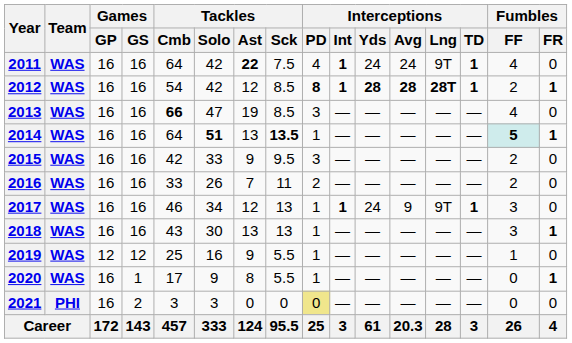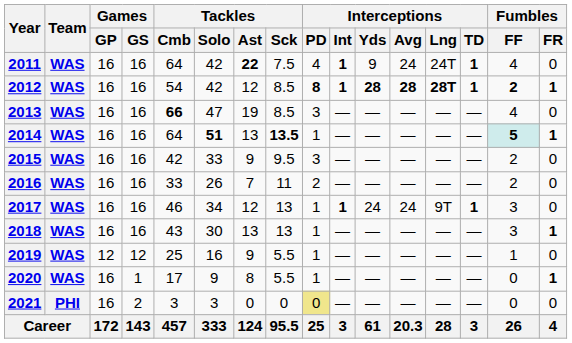(373, 64) 24 -> (373, 64) 9
(443, 64) 9T -> (443, 64) 24T
(514, 87) normal -> (514, 87) bold
(408, 207) 9 -> (408, 207) 24
